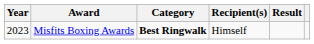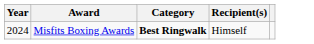- column: (287, 13)
(18, 30) 2023 -> (18, 30) 2024
